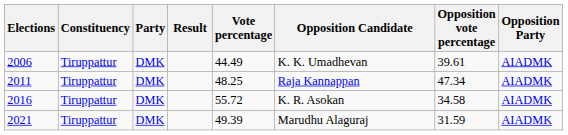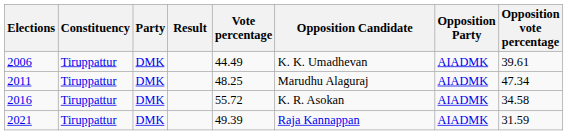columns swapped: (530, 28) <-> (467, 28)
(319, 81) Raja Kannappan -> (323, 81) Marudhu Alaguraj
(323, 120) Marudhu Alaguraj -> (319, 120) Raja Kannappan
